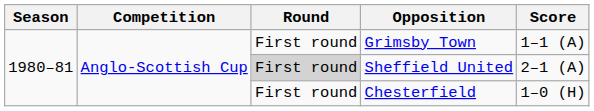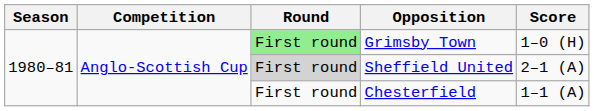(306, 42) no background -> (306, 42) lightgreen background
(553, 42) 1–1 (A) -> (553, 42) 1–0 (H)
(553, 93) 1–0 (H) -> (553, 93) 1–1 (A)
